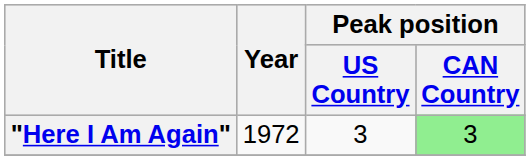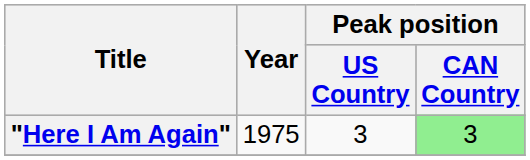(271, 134) 1972 -> (271, 134) 1975
